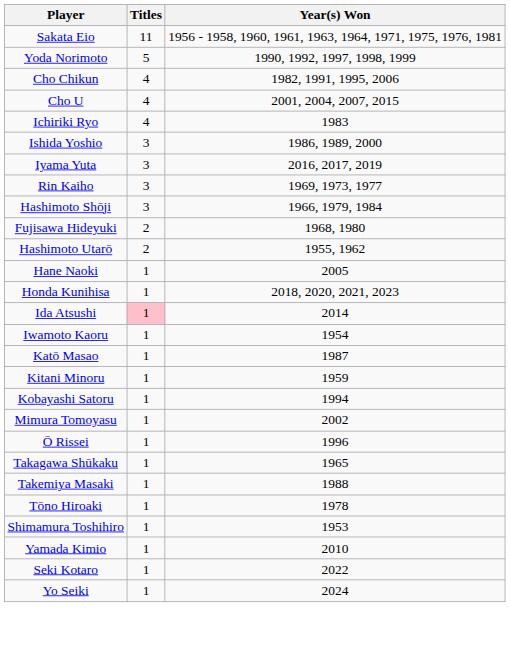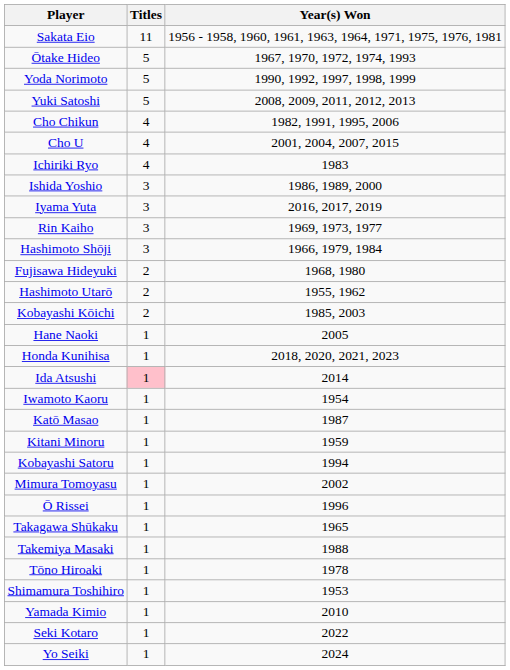+ row: (66, 57)
+ row: (66, 100)
+ row: (66, 313)
